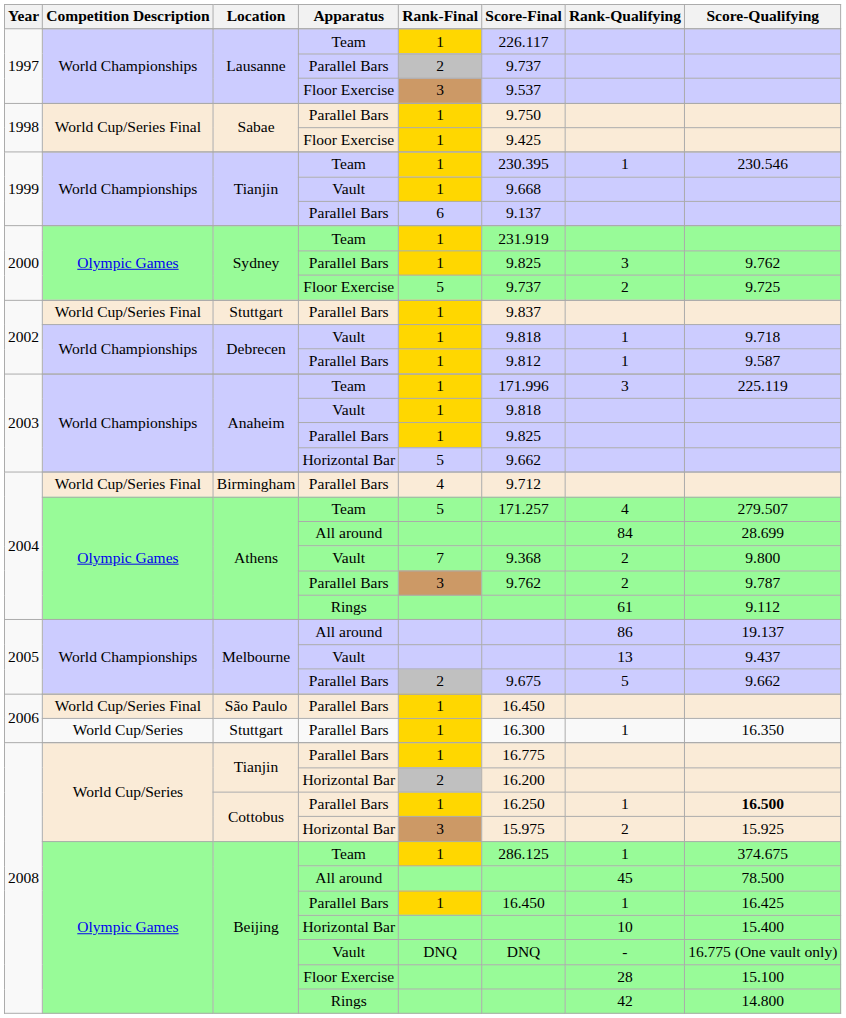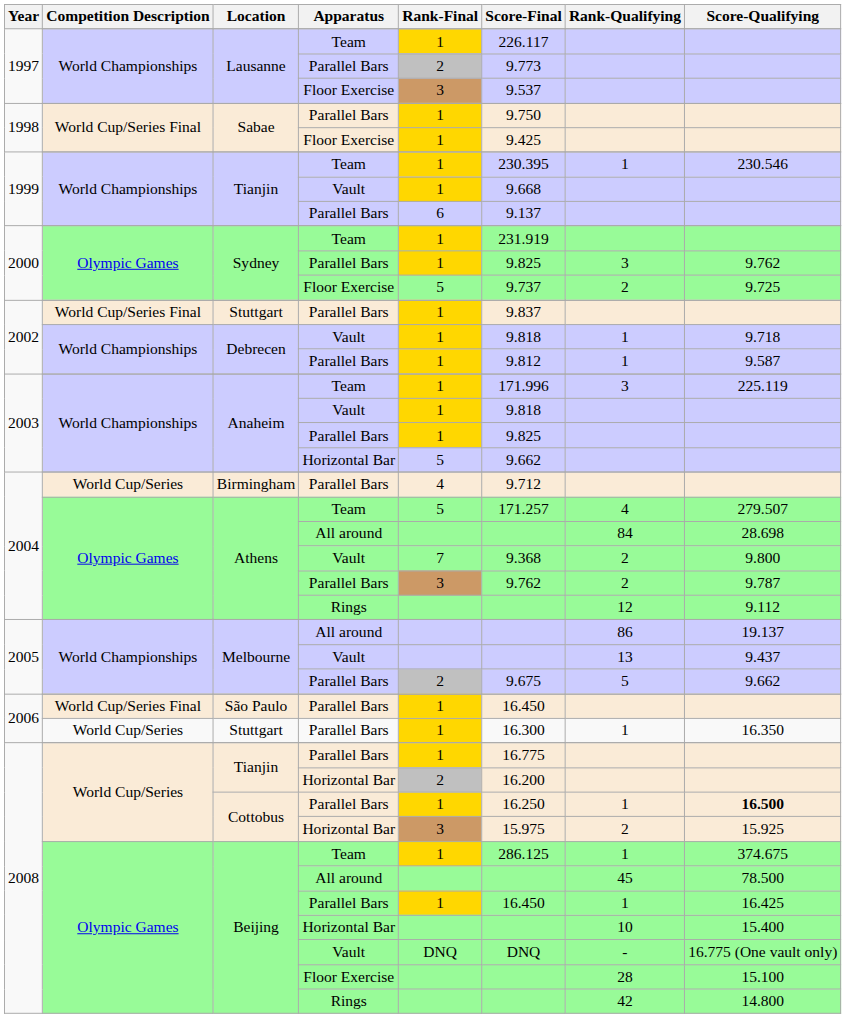(524, 66) 9.737 -> (524, 66) 9.773
(128, 484) World Cup/Series Final -> (128, 484) World Cup/Series
(763, 533) 28.699 -> (763, 533) 28.698
(625, 607) 61 -> (625, 607) 12
